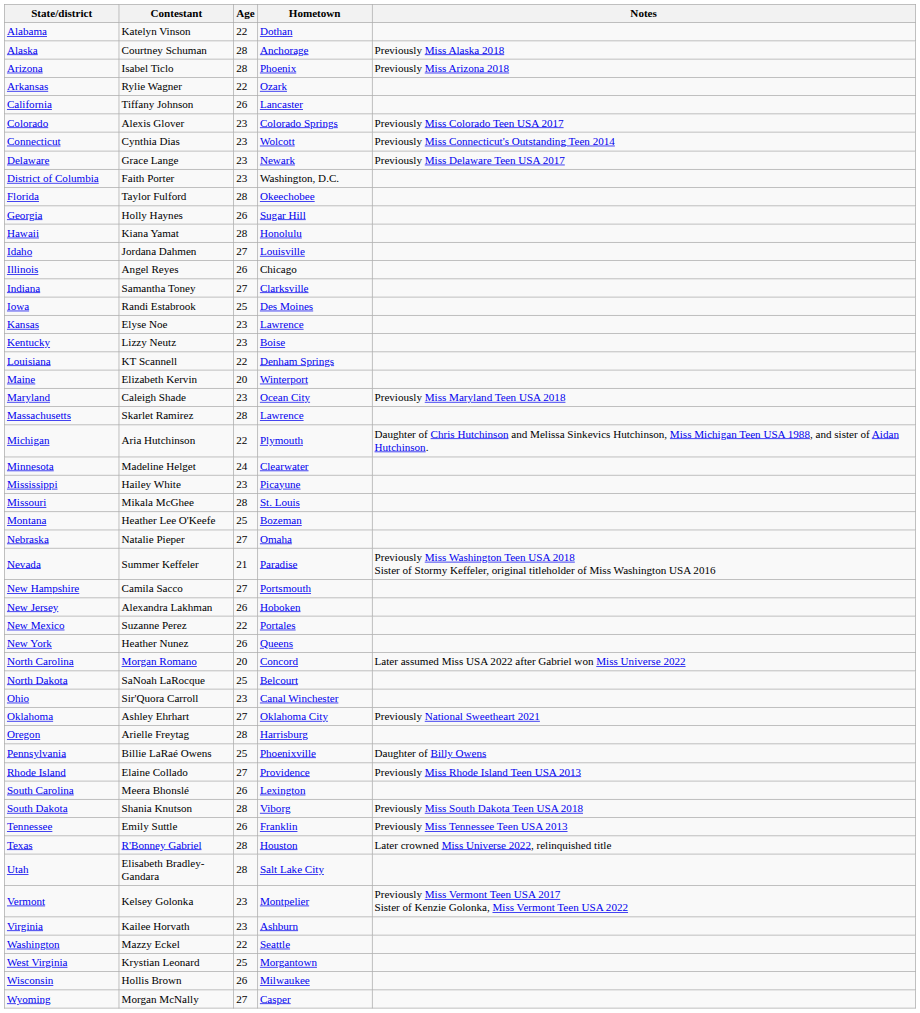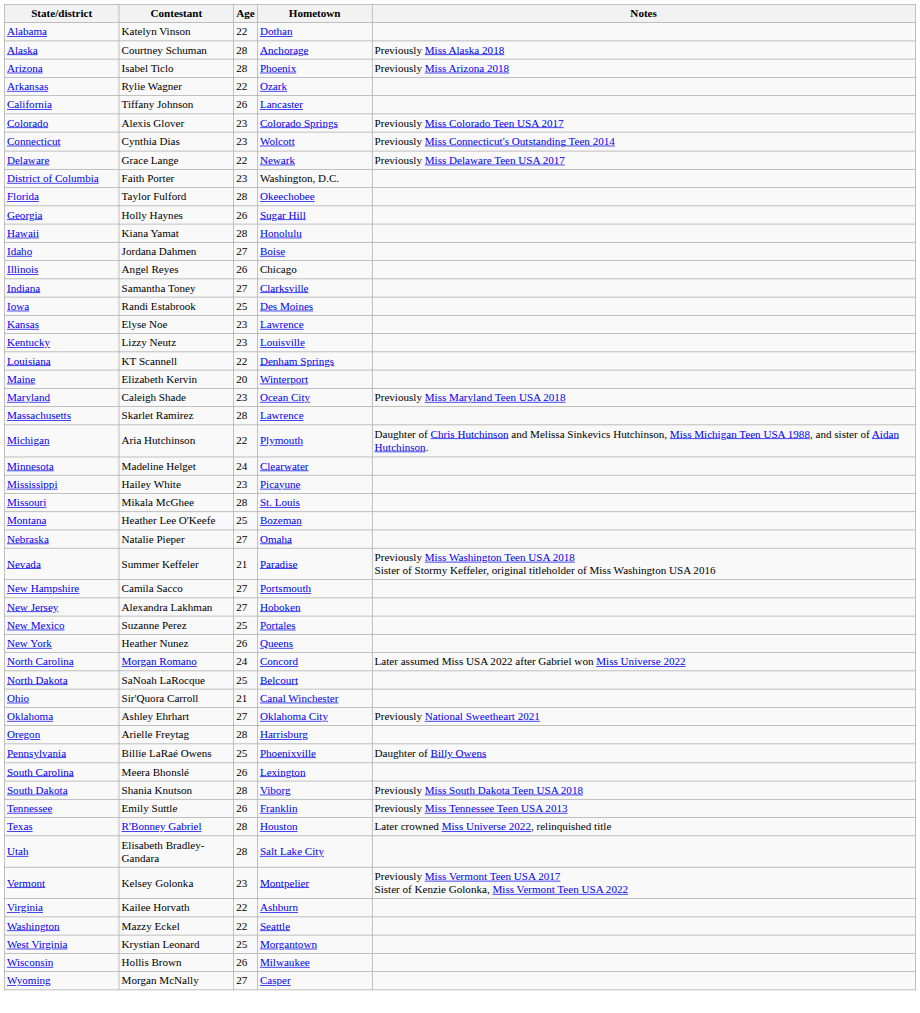(242, 160) 23 -> (242, 160) 22
(282, 251) Louisville -> (273, 251) Boise
(273, 343) Boise -> (282, 343) Louisville
(242, 607) 26 -> (242, 607) 27
(242, 625) 22 -> (242, 625) 25
(242, 662) 20 -> (242, 662) 24
(242, 698) 23 -> (242, 698) 21
- row: (36, 771)
(242, 926) 23 -> (242, 907) 22
